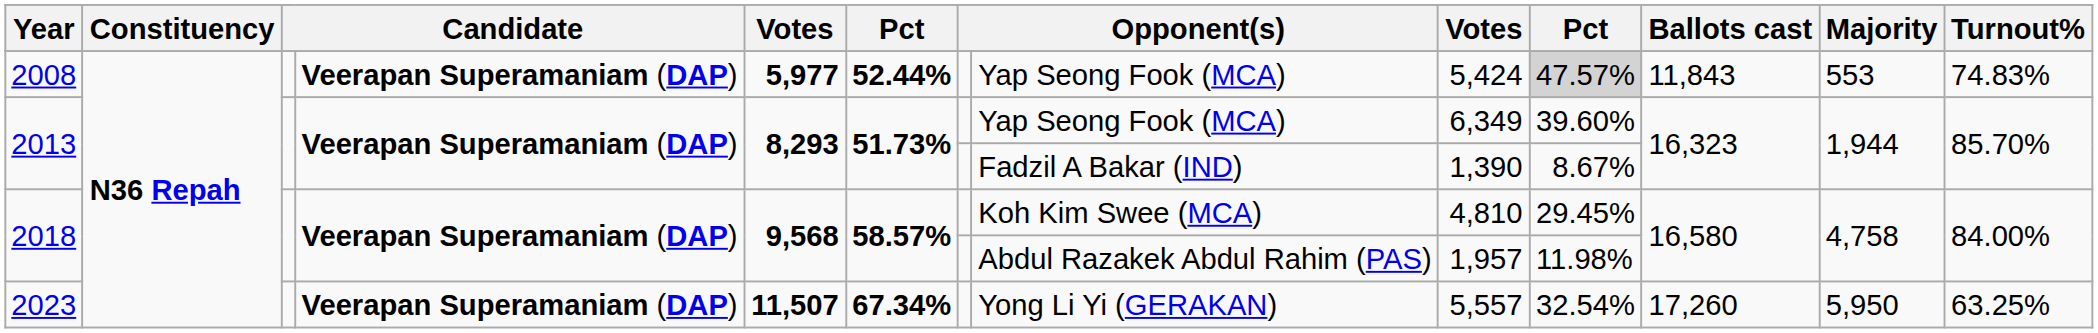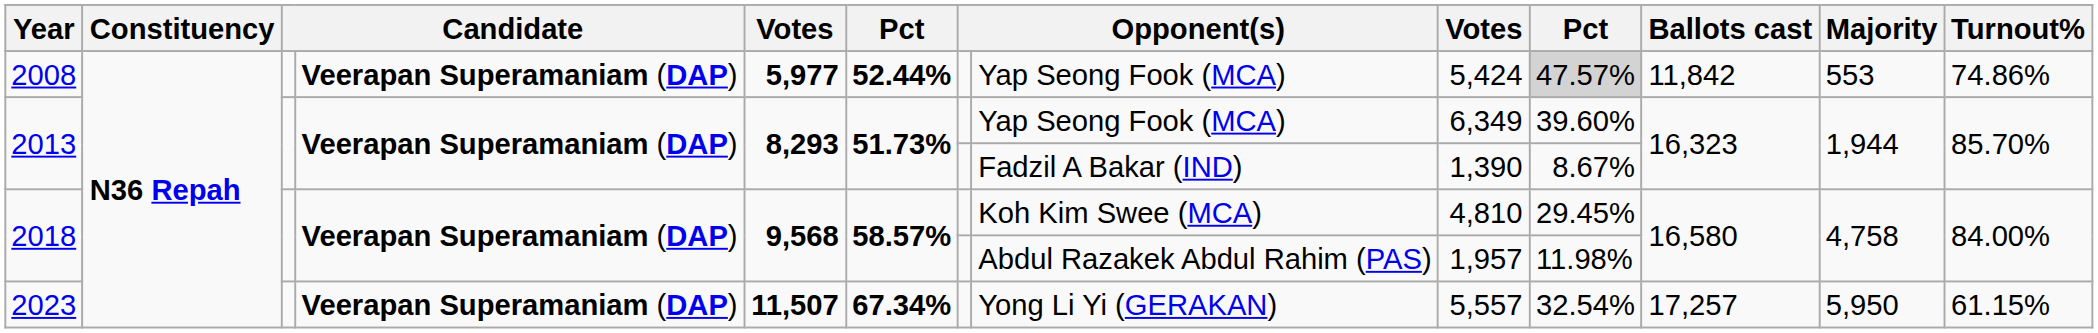(1692, 74) 11,843 -> (1692, 74) 11,842
(2001, 74) 74.83% -> (2001, 74) 74.86%
(1693, 305) 17,260 -> (1693, 305) 17,257
(2001, 305) 63.25% -> (2001, 305) 61.15%
